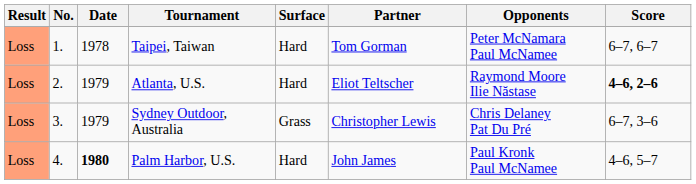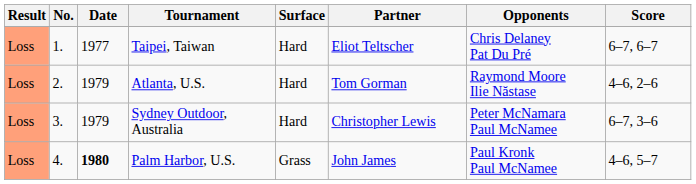(95, 45) 1978 -> (95, 45) 1977
(369, 45) Tom Gorman -> (372, 45) Eliot Teltscher
(518, 45) Peter McNamara Paul McNamee -> (510, 45) Chris Delaney Pat Du Pré
(372, 84) Eliot Teltscher -> (369, 84) Tom Gorman
(633, 84) bold -> (633, 84) normal
(295, 122) Grass -> (293, 122) Hard
(510, 122) Chris Delaney Pat Du Pré -> (518, 122) Peter McNamara Paul McNamee
(293, 160) Hard -> (295, 160) Grass
